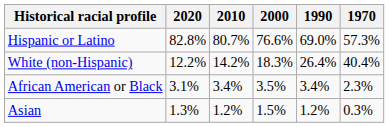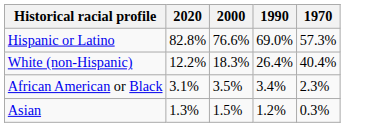- column: (231, 16)
